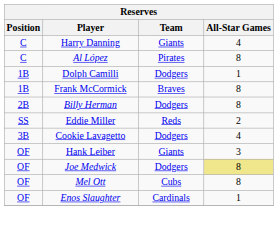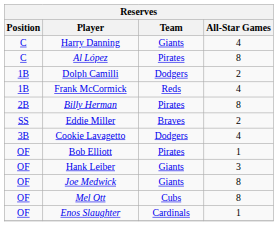(238, 74) 1 -> (238, 74) 2
(171, 89) Braves -> (171, 89) Reds
(238, 89) 8 -> (238, 89) 4
(171, 105) Dodgers -> (171, 105) Pirates
(171, 120) Reds -> (171, 120) Braves
+ row: (90, 151)
(171, 167) Dodgers -> (171, 182) Giants
(238, 167) khaki background -> (238, 182) no background
